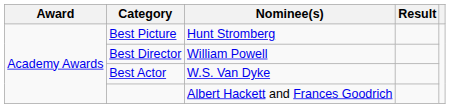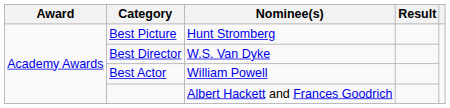(227, 53) William Powell -> (229, 53) W.S. Van Dyke
(229, 73) W.S. Van Dyke -> (227, 73) William Powell
